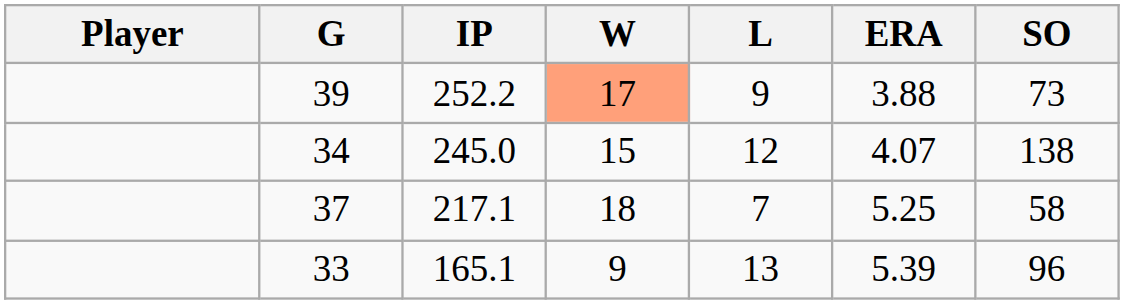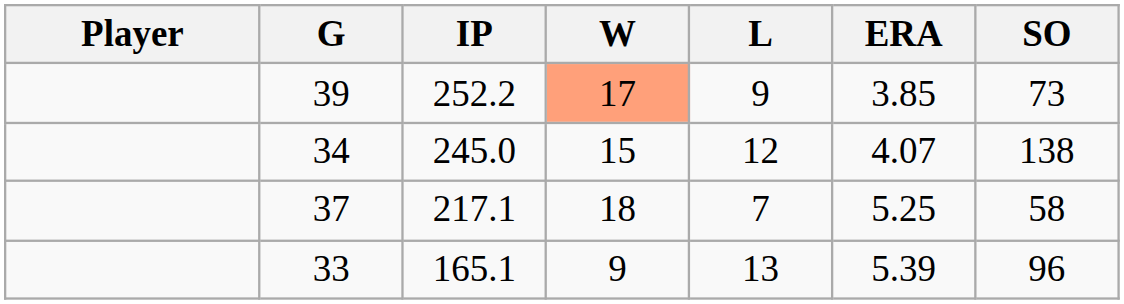(904, 92) 3.88 -> (904, 92) 3.85
